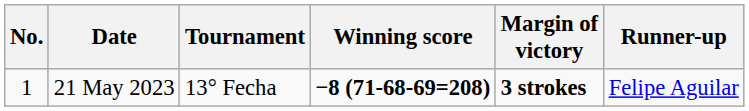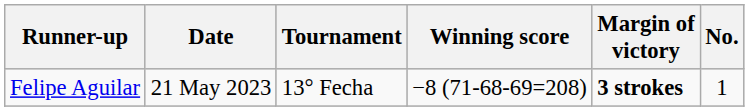columns swapped: (27, 36) <-> (674, 36)
(403, 87) bold -> (500, 87) normal
